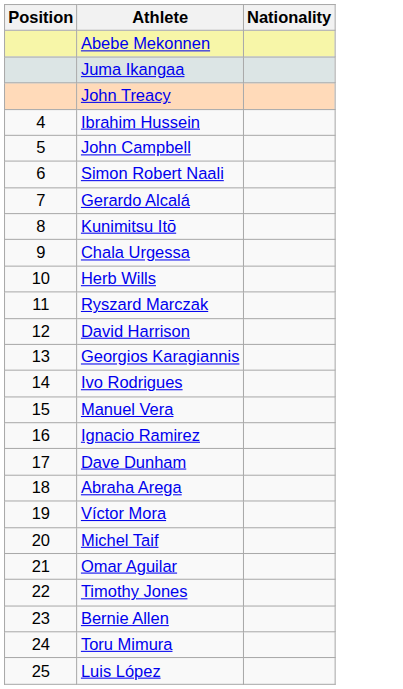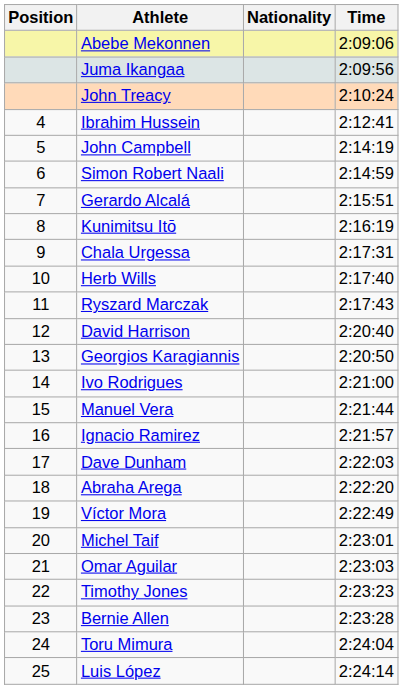+ column: (366, 17)
